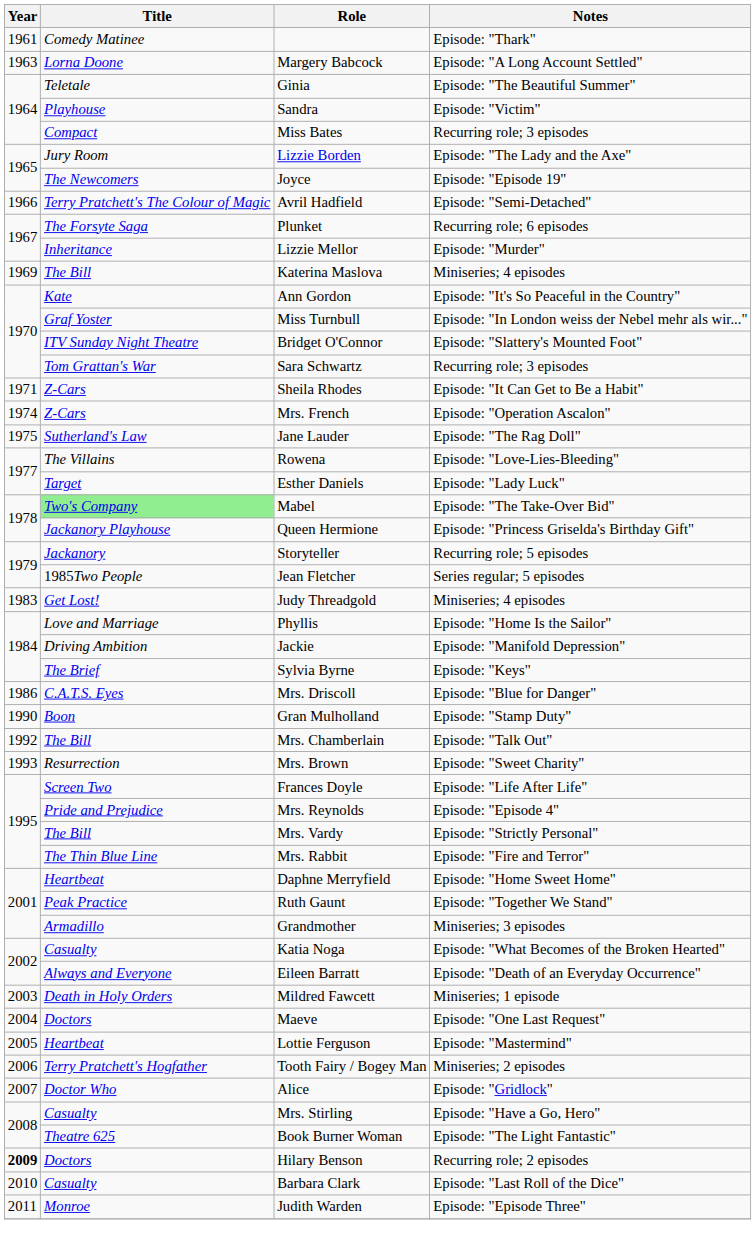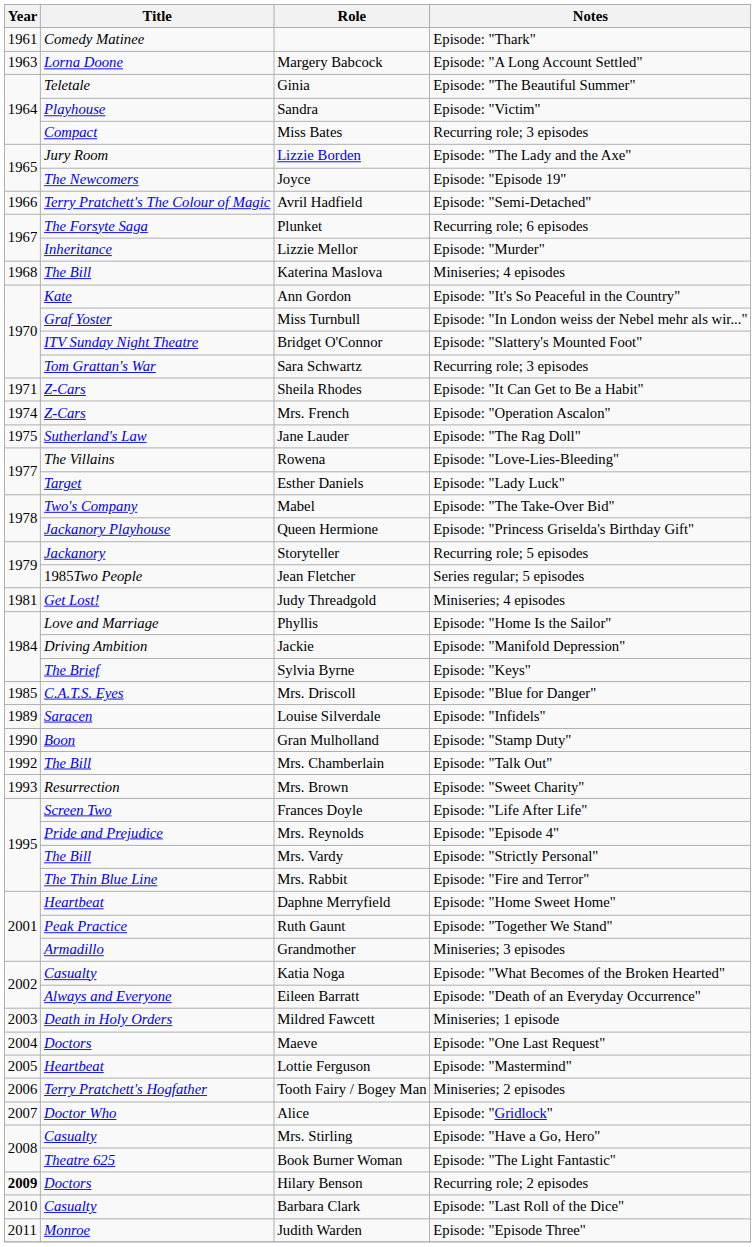(23, 272) 1969 -> (23, 272) 1968
(91, 506) lightgreen background -> (91, 506) no background
(23, 599) 1983 -> (23, 599) 1981
(23, 693) 1986 -> (23, 693) 1985
+ row: (329, 716)
